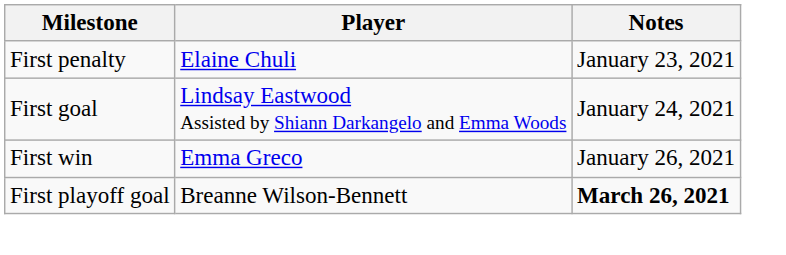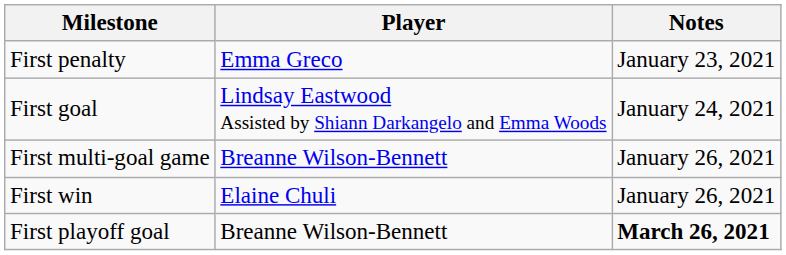(238, 59) Elaine Chuli -> (281, 59) Emma Greco
+ row: (110, 158)
(241, 158) Emma Greco -> (278, 194) Elaine Chuli
